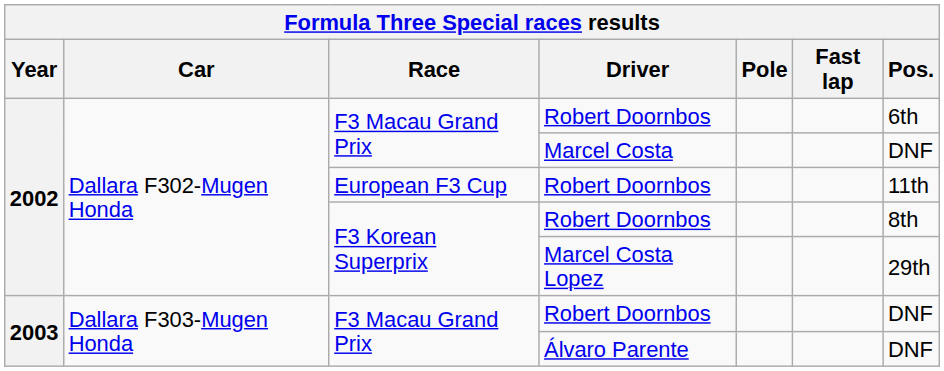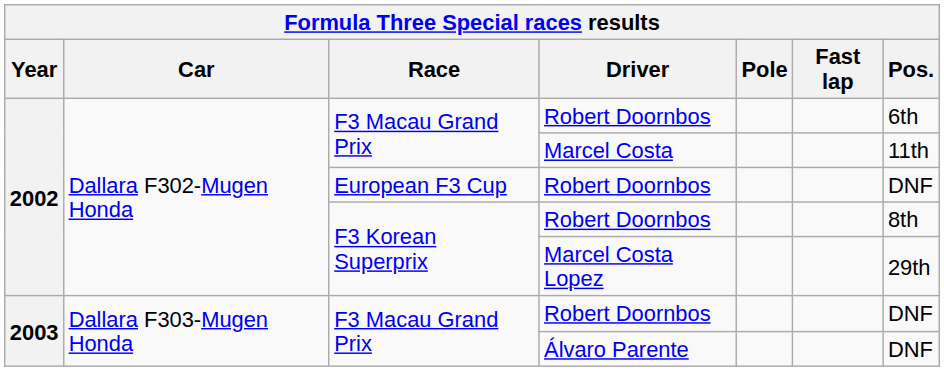(910, 151) DNF -> (908, 151) 11th
(908, 185) 11th -> (910, 185) DNF
